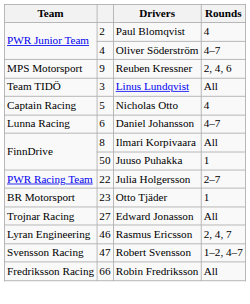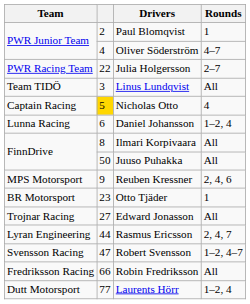(207, 31) 4 -> (207, 31) 1
rows swapped: (153, 178) <-> (154, 68)
(102, 105) no background -> (102, 105) gold background
(212, 123) 4–7 -> (218, 123) 1–2, 4
(207, 160) 1 -> (211, 160) All
(105, 234) 46 -> (105, 234) 44
+ row: (147, 289)
